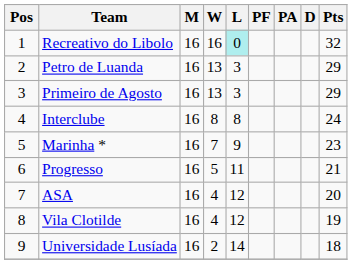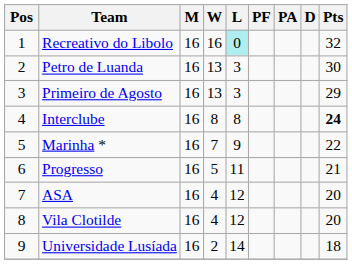(333, 68) 29 -> (333, 68) 30
(333, 119) normal -> (333, 119) bold
(333, 144) 23 -> (333, 144) 22
(333, 220) 19 -> (333, 220) 20
